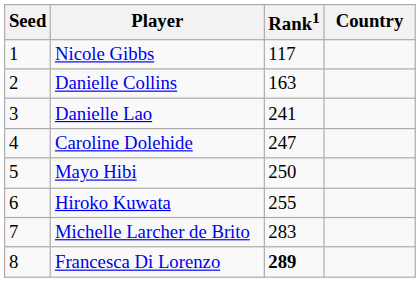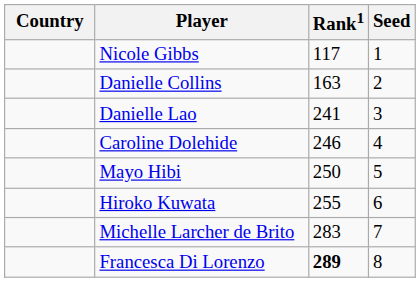columns swapped: (369, 21) <-> (28, 21)
(282, 143) 247 -> (327, 143) 246
